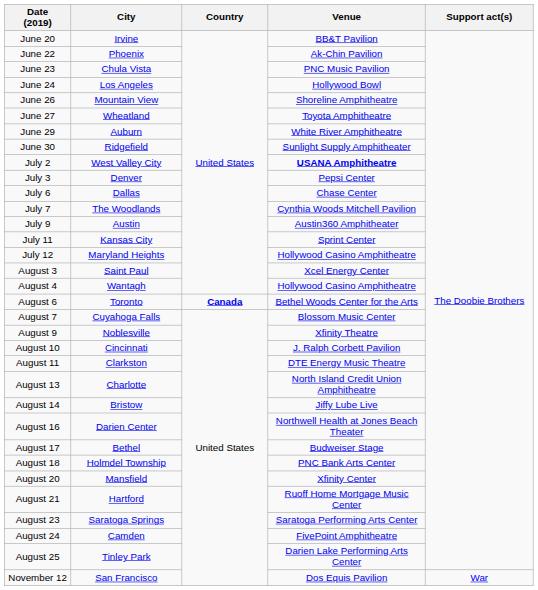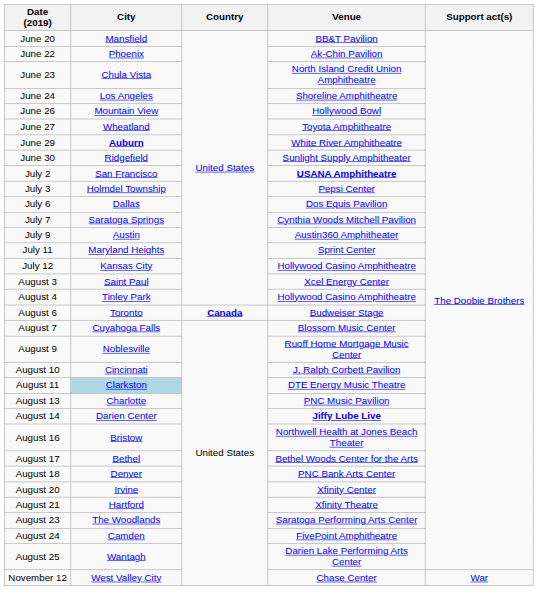(126, 38) Irvine -> (126, 38) Mansfield
(347, 69) PNC Music Pavilion -> (347, 75) North Island Credit Union Amphitheatre
(347, 85) Hollywood Bowl -> (347, 96) Shoreline Amphitheatre
(347, 100) Shoreline Amphitheatre -> (347, 111) Hollywood Bowl
(126, 131) normal -> (126, 142) bold
(126, 162) West Valley City -> (126, 173) San Francisco
(126, 178) Denver -> (126, 188) Holmdel Township
(347, 193) Chase Center -> (347, 204) Dos Equis Pavilion
(126, 208) The Woodlands -> (126, 219) Saratoga Springs
(126, 239) Kansas City -> (126, 250) Maryland Heights
(126, 255) Maryland Heights -> (126, 266) Kansas City
(126, 286) Wantagh -> (126, 297) Tinley Park
(347, 301) Bethel Woods Center for the Arts -> (347, 312) Budweiser Stage
(347, 332) Xfinity Theatre -> (347, 349) Ruoff Home Mortgage Music Center
(126, 363) no background -> (126, 385) lightblue background
(347, 384) North Island Credit Union Amphitheatre -> (347, 401) PNC Music Pavilion
(126, 405) Bristow -> (126, 416) Darien Center
(347, 405) normal -> (347, 416) bold
(126, 426) Darien Center -> (126, 437) Bristow
(347, 447) Budweiser Stage -> (347, 458) Bethel Woods Center for the Arts
(126, 463) Holmdel Township -> (126, 474) Denver
(126, 478) Mansfield -> (126, 489) Irvine
(347, 499) Ruoff Home Mortgage Music Center -> (347, 505) Xfinity Theatre
(126, 520) Saratoga Springs -> (126, 520) The Woodlands
(126, 556) Tinley Park -> (126, 556) Wantagh
(126, 577) San Francisco -> (126, 577) West Valley City
(347, 577) Dos Equis Pavilion -> (347, 577) Chase Center
